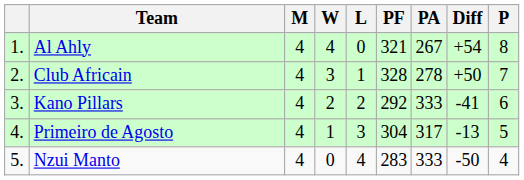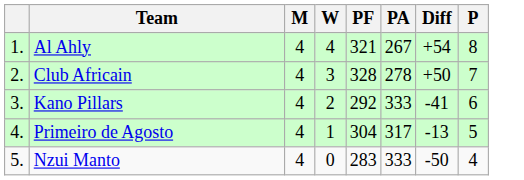- column: (361, 18)
